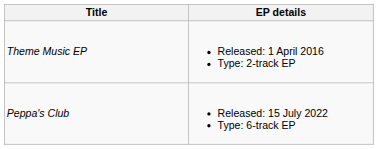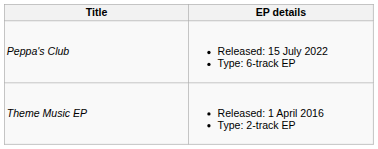rows swapped: (47, 52) <-> (38, 113)
